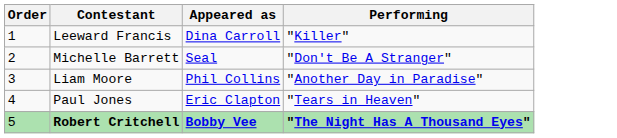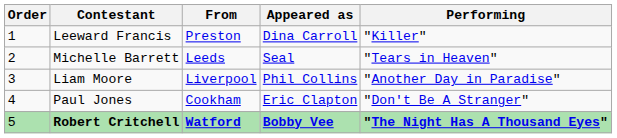+ column: (221, 15)
(369, 58) "Don't Be A Stranger" -> (431, 58) "Tears in Heaven"
(353, 101) "Tears in Heaven" -> (446, 101) "Don't Be A Stranger"
